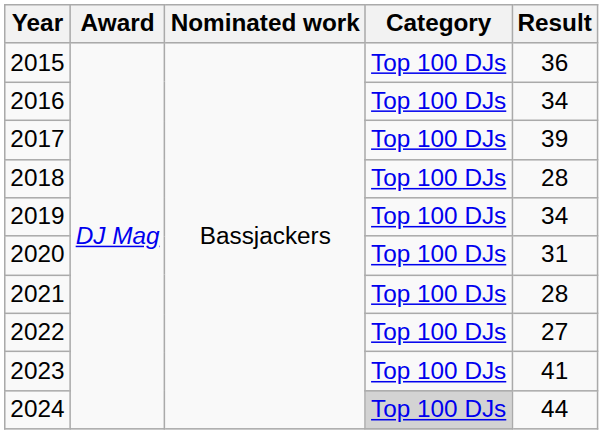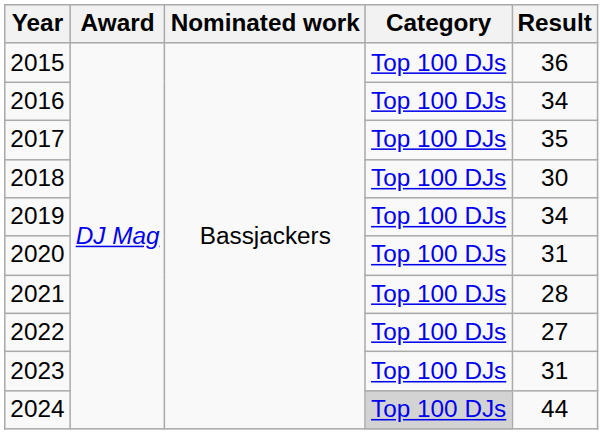(555, 139) 39 -> (555, 139) 35
(555, 178) 28 -> (555, 178) 30
(555, 370) 41 -> (555, 370) 31
